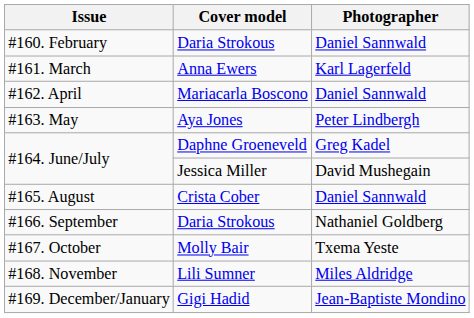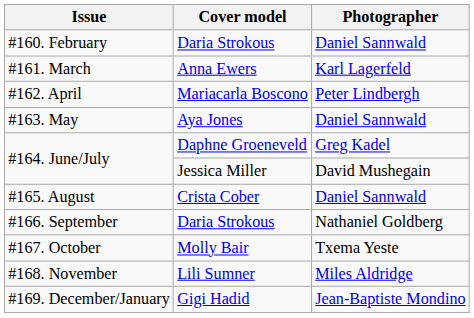(371, 94) Daniel Sannwald -> (367, 94) Peter Lindbergh
(367, 119) Peter Lindbergh -> (371, 119) Daniel Sannwald
